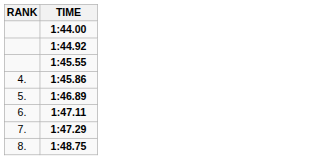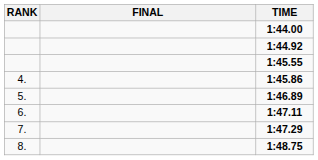+ column: (148, 12)
